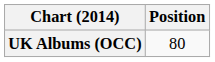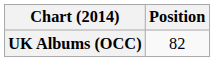(177, 43) 80 -> (177, 43) 82
